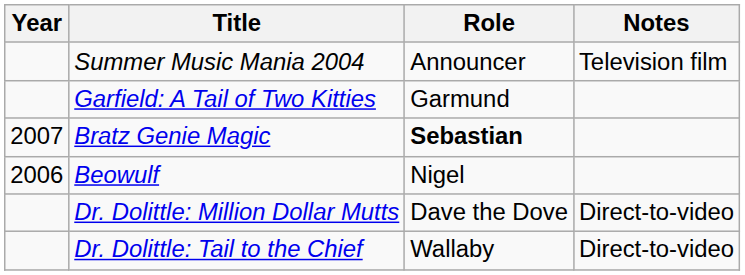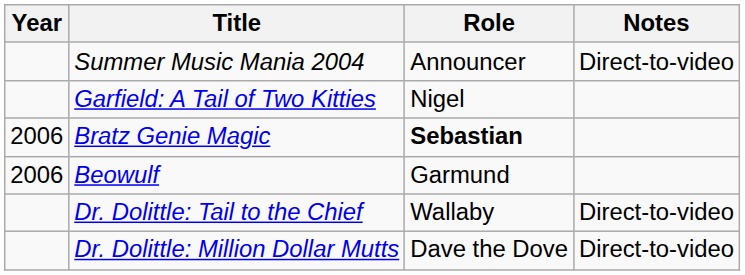(653, 61) Television film -> (656, 61) Direct-to-video
(460, 99) Garmund -> (437, 99) Nigel
(37, 136) 2007 -> (37, 136) 2006
(437, 174) Nigel -> (460, 174) Garmund
rows swapped: (218, 250) <-> (237, 212)
